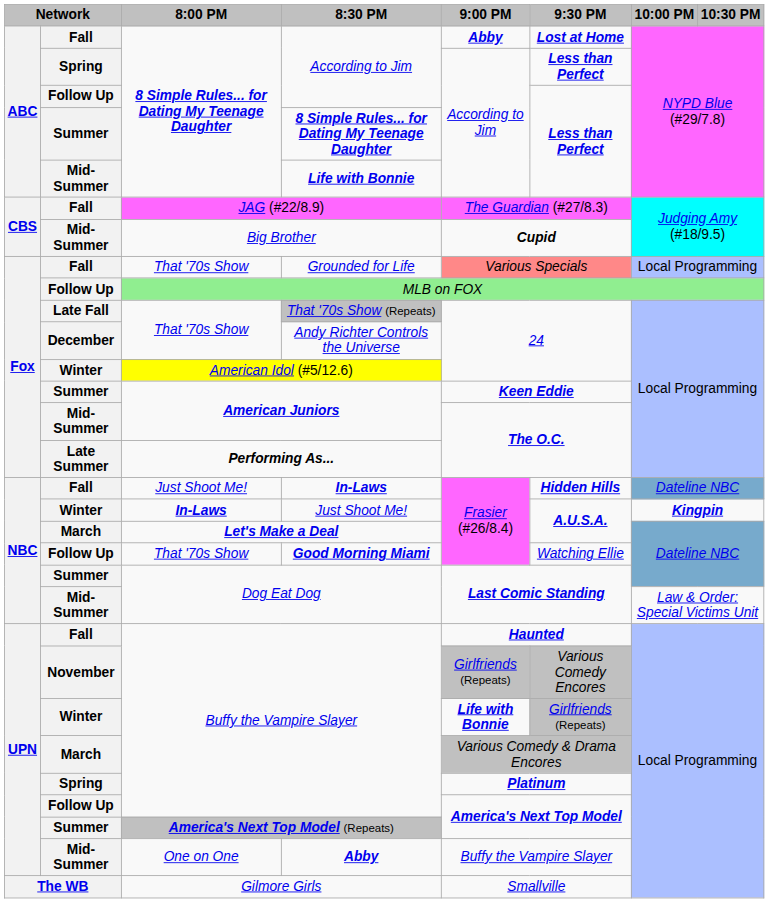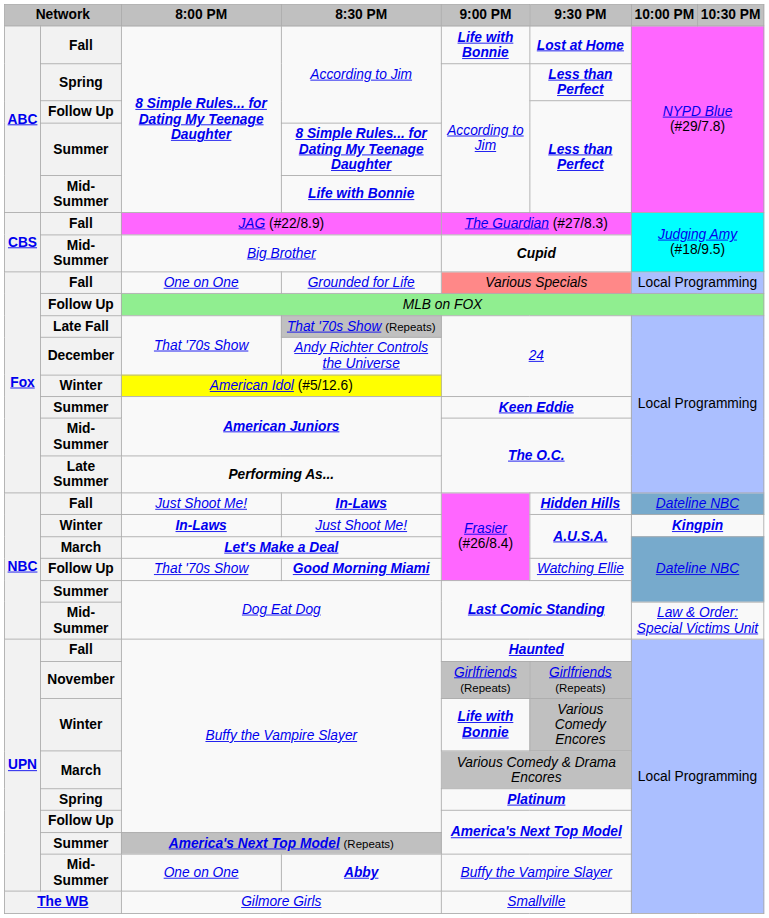(485, 37) Abby -> (485, 44) Life with Bonnie
(201, 267) That '70s Show -> (201, 282) One on One
(580, 672) Various Comedy Encores -> (580, 679) Girlfriends (Repeats)
(580, 717) Girlfriends (Repeats) -> (580, 724) Various Comedy Encores
